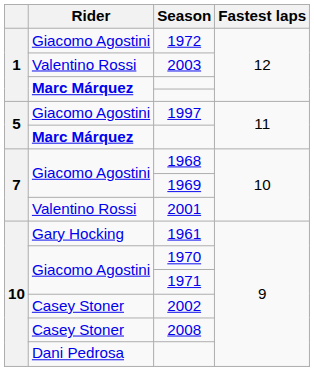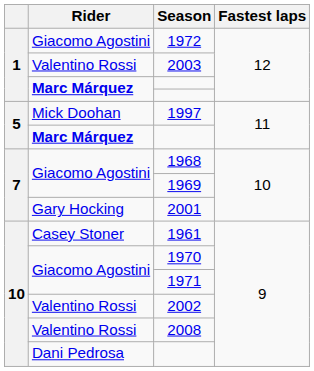(91, 112) Giacomo Agostini -> (76, 112) Mick Doohan
(84, 209) Valentino Rossi -> (78, 209) Gary Hocking
(78, 233) Gary Hocking -> (78, 233) Casey Stoner
(78, 305) Casey Stoner -> (84, 305) Valentino Rossi
(78, 329) Casey Stoner -> (84, 329) Valentino Rossi
